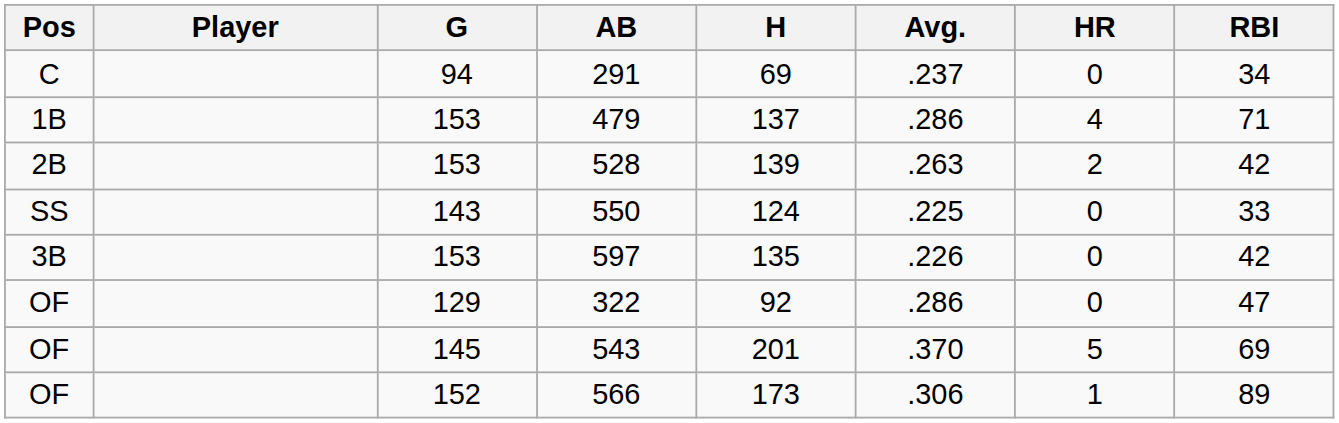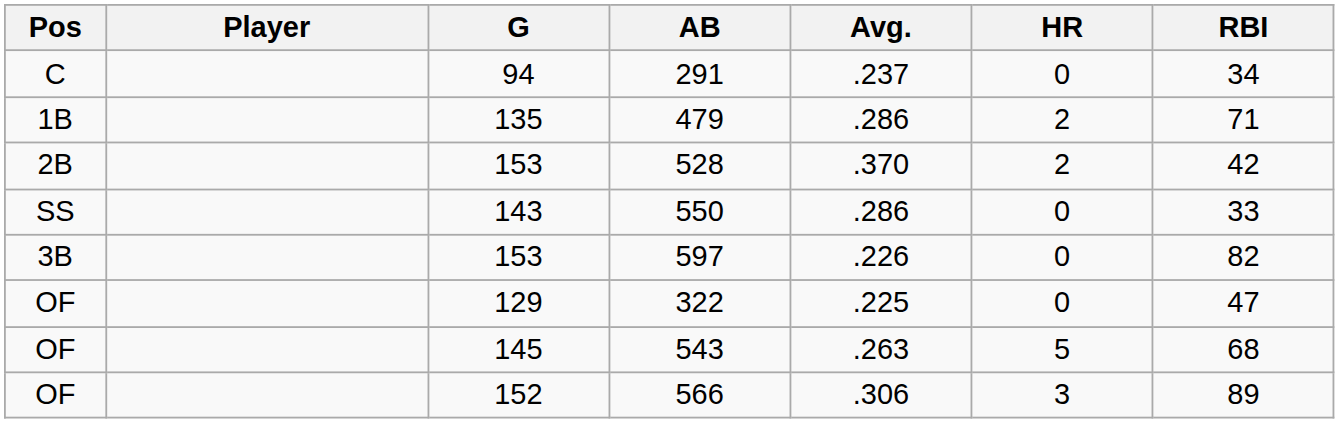- column: (776, 27)
(457, 119) 153 -> (518, 119) 135
(1095, 119) 4 -> (1062, 119) 2
(935, 165) .263 -> (881, 165) .370
(935, 211) .225 -> (881, 211) .286
(1254, 257) 42 -> (1243, 257) 82
(935, 303) .286 -> (881, 303) .225
(935, 348) .370 -> (881, 348) .263
(1254, 348) 69 -> (1243, 348) 68
(1095, 394) 1 -> (1062, 394) 3
